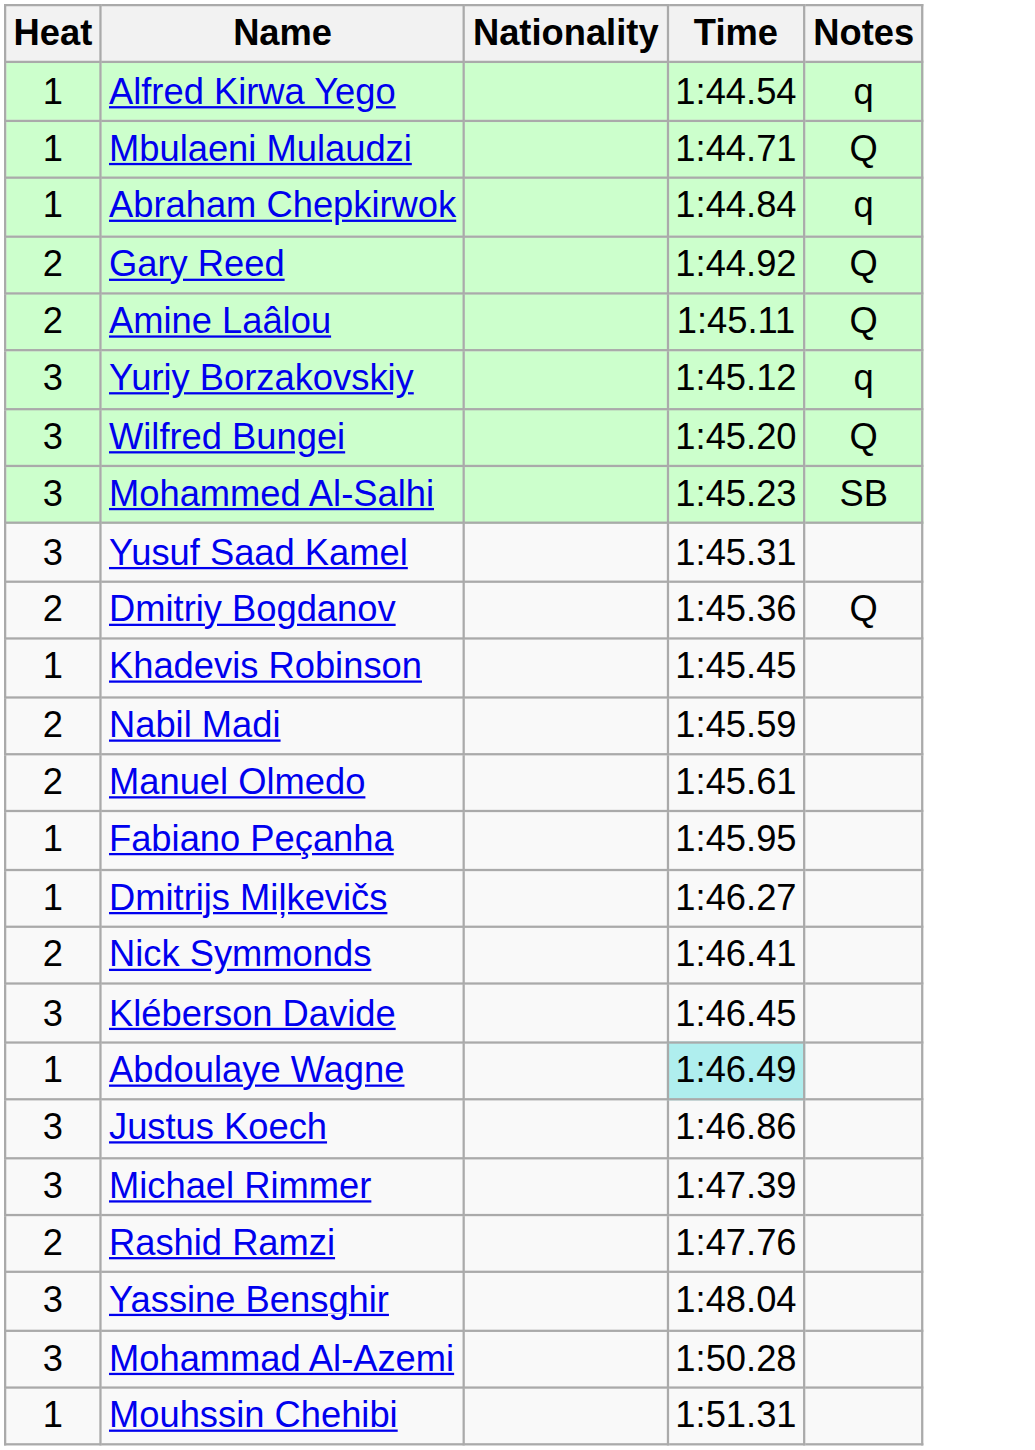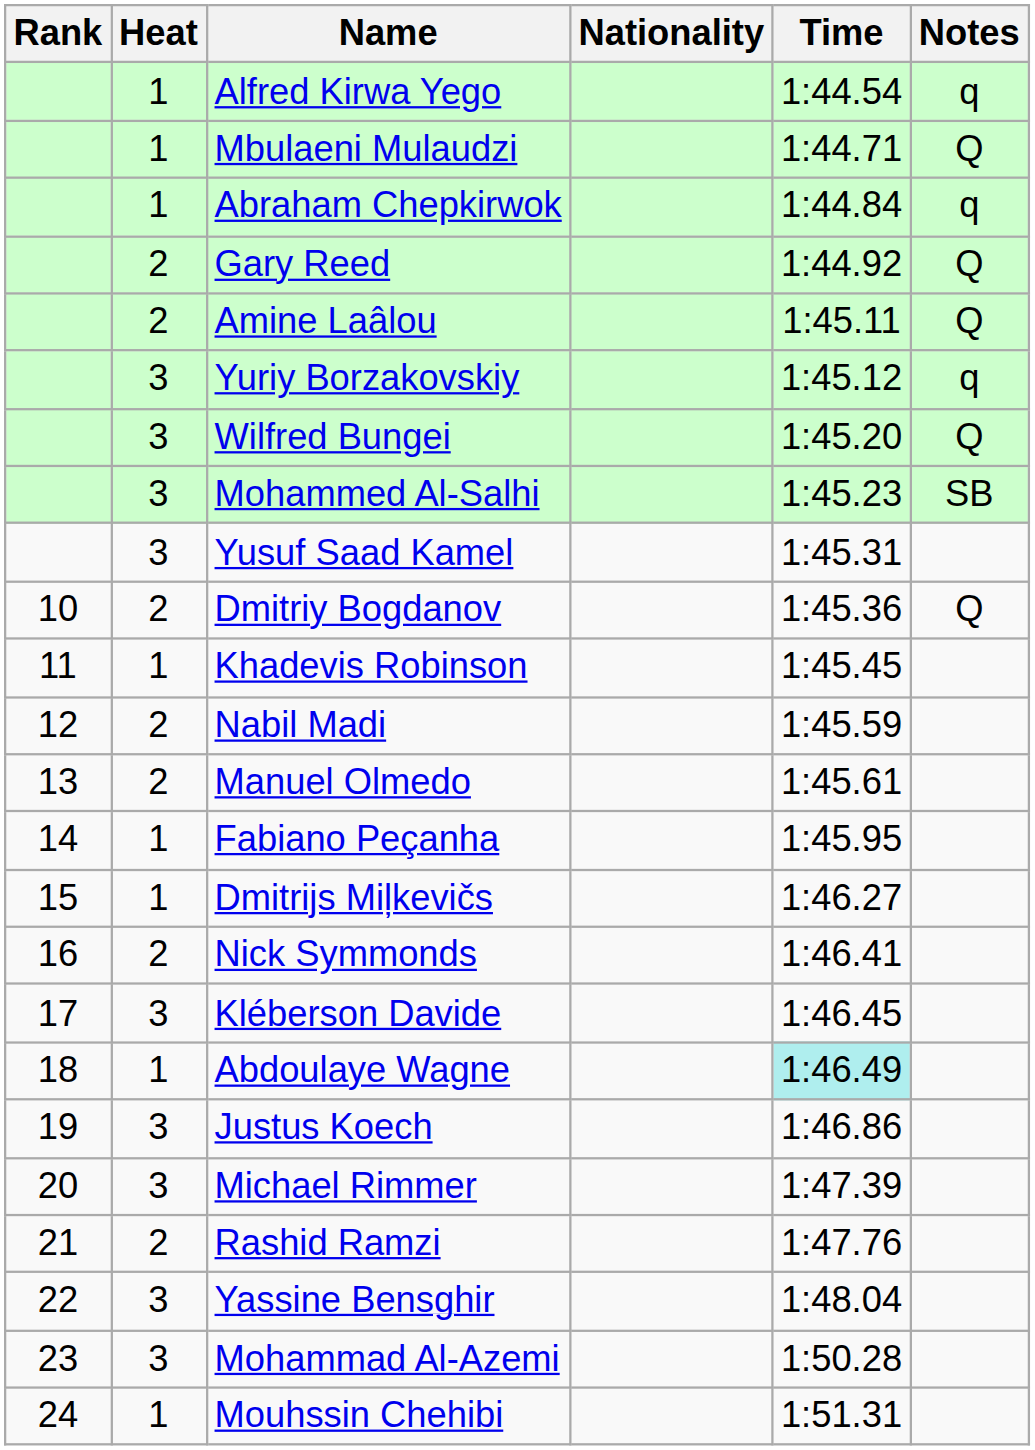+ column: (58, 33)
